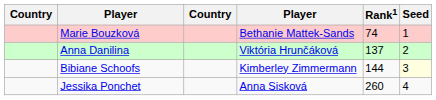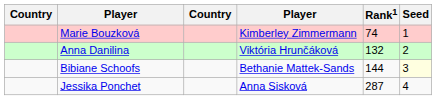(297, 33) Bethanie Mattek-Sands -> (298, 33) Kimberley Zimmermann
(375, 51) 137 -> (375, 51) 132
(298, 68) Kimberley Zimmermann -> (297, 68) Bethanie Mattek-Sands
(375, 86) 260 -> (375, 86) 287
